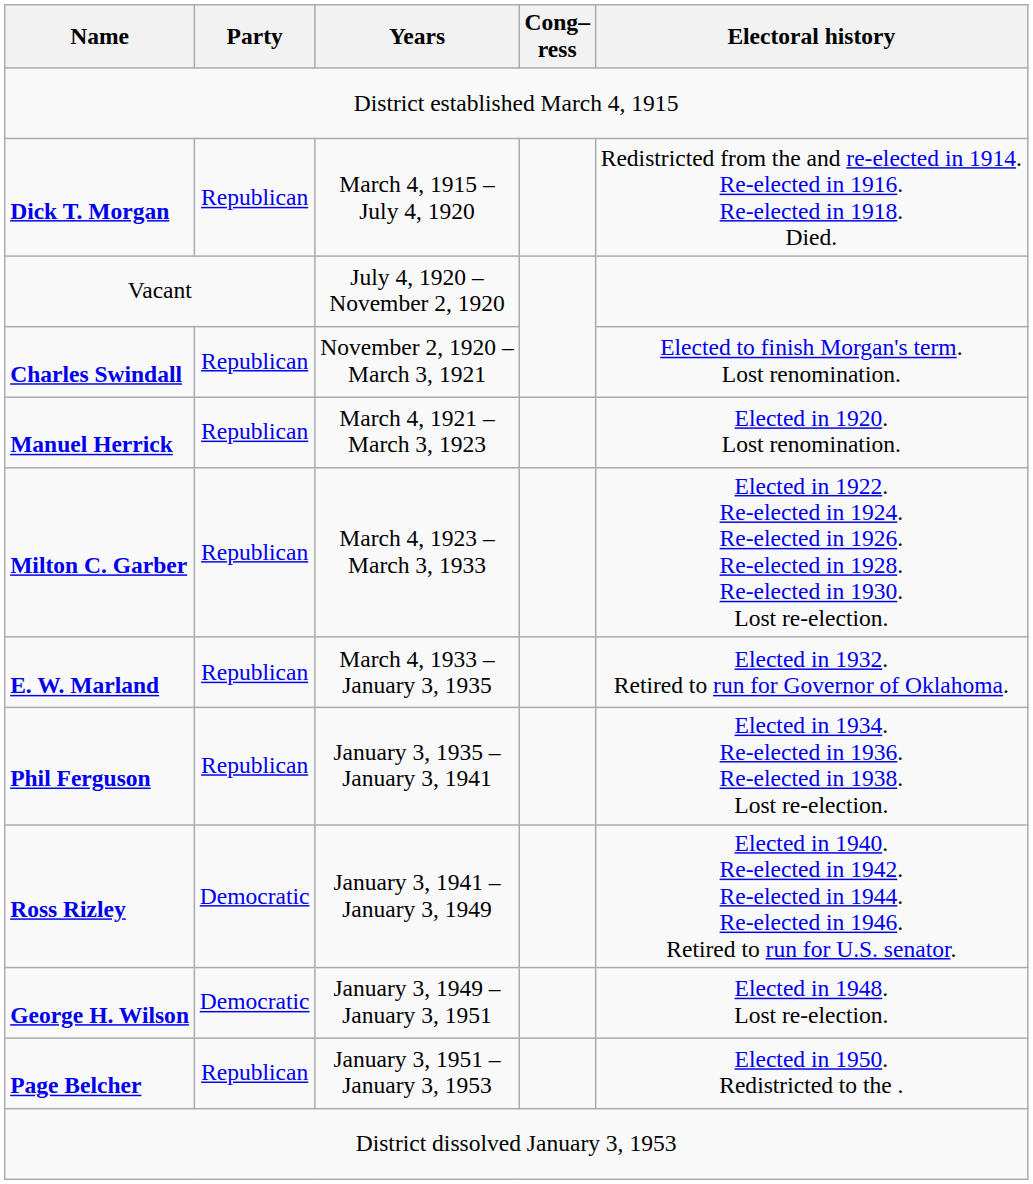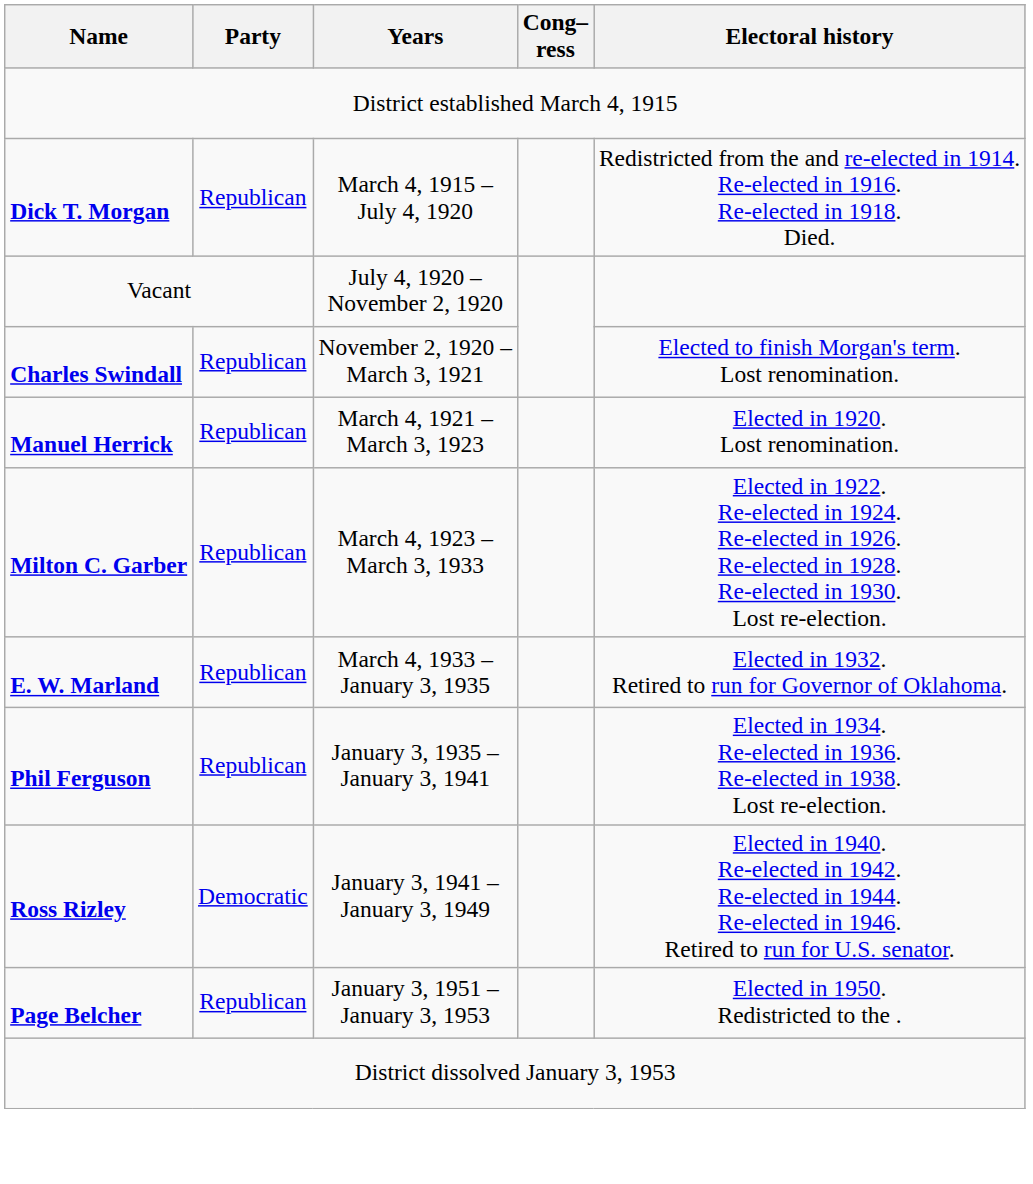- row: (100, 1015)
